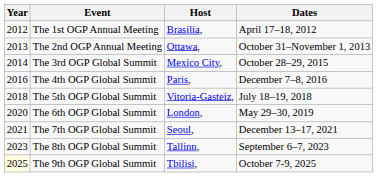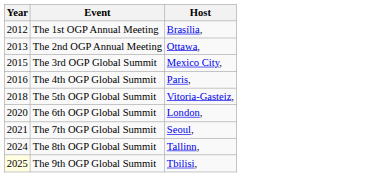- column: (305, 12)
(17, 63) 2014 -> (17, 63) 2015
(17, 146) 2023 -> (17, 146) 2024
